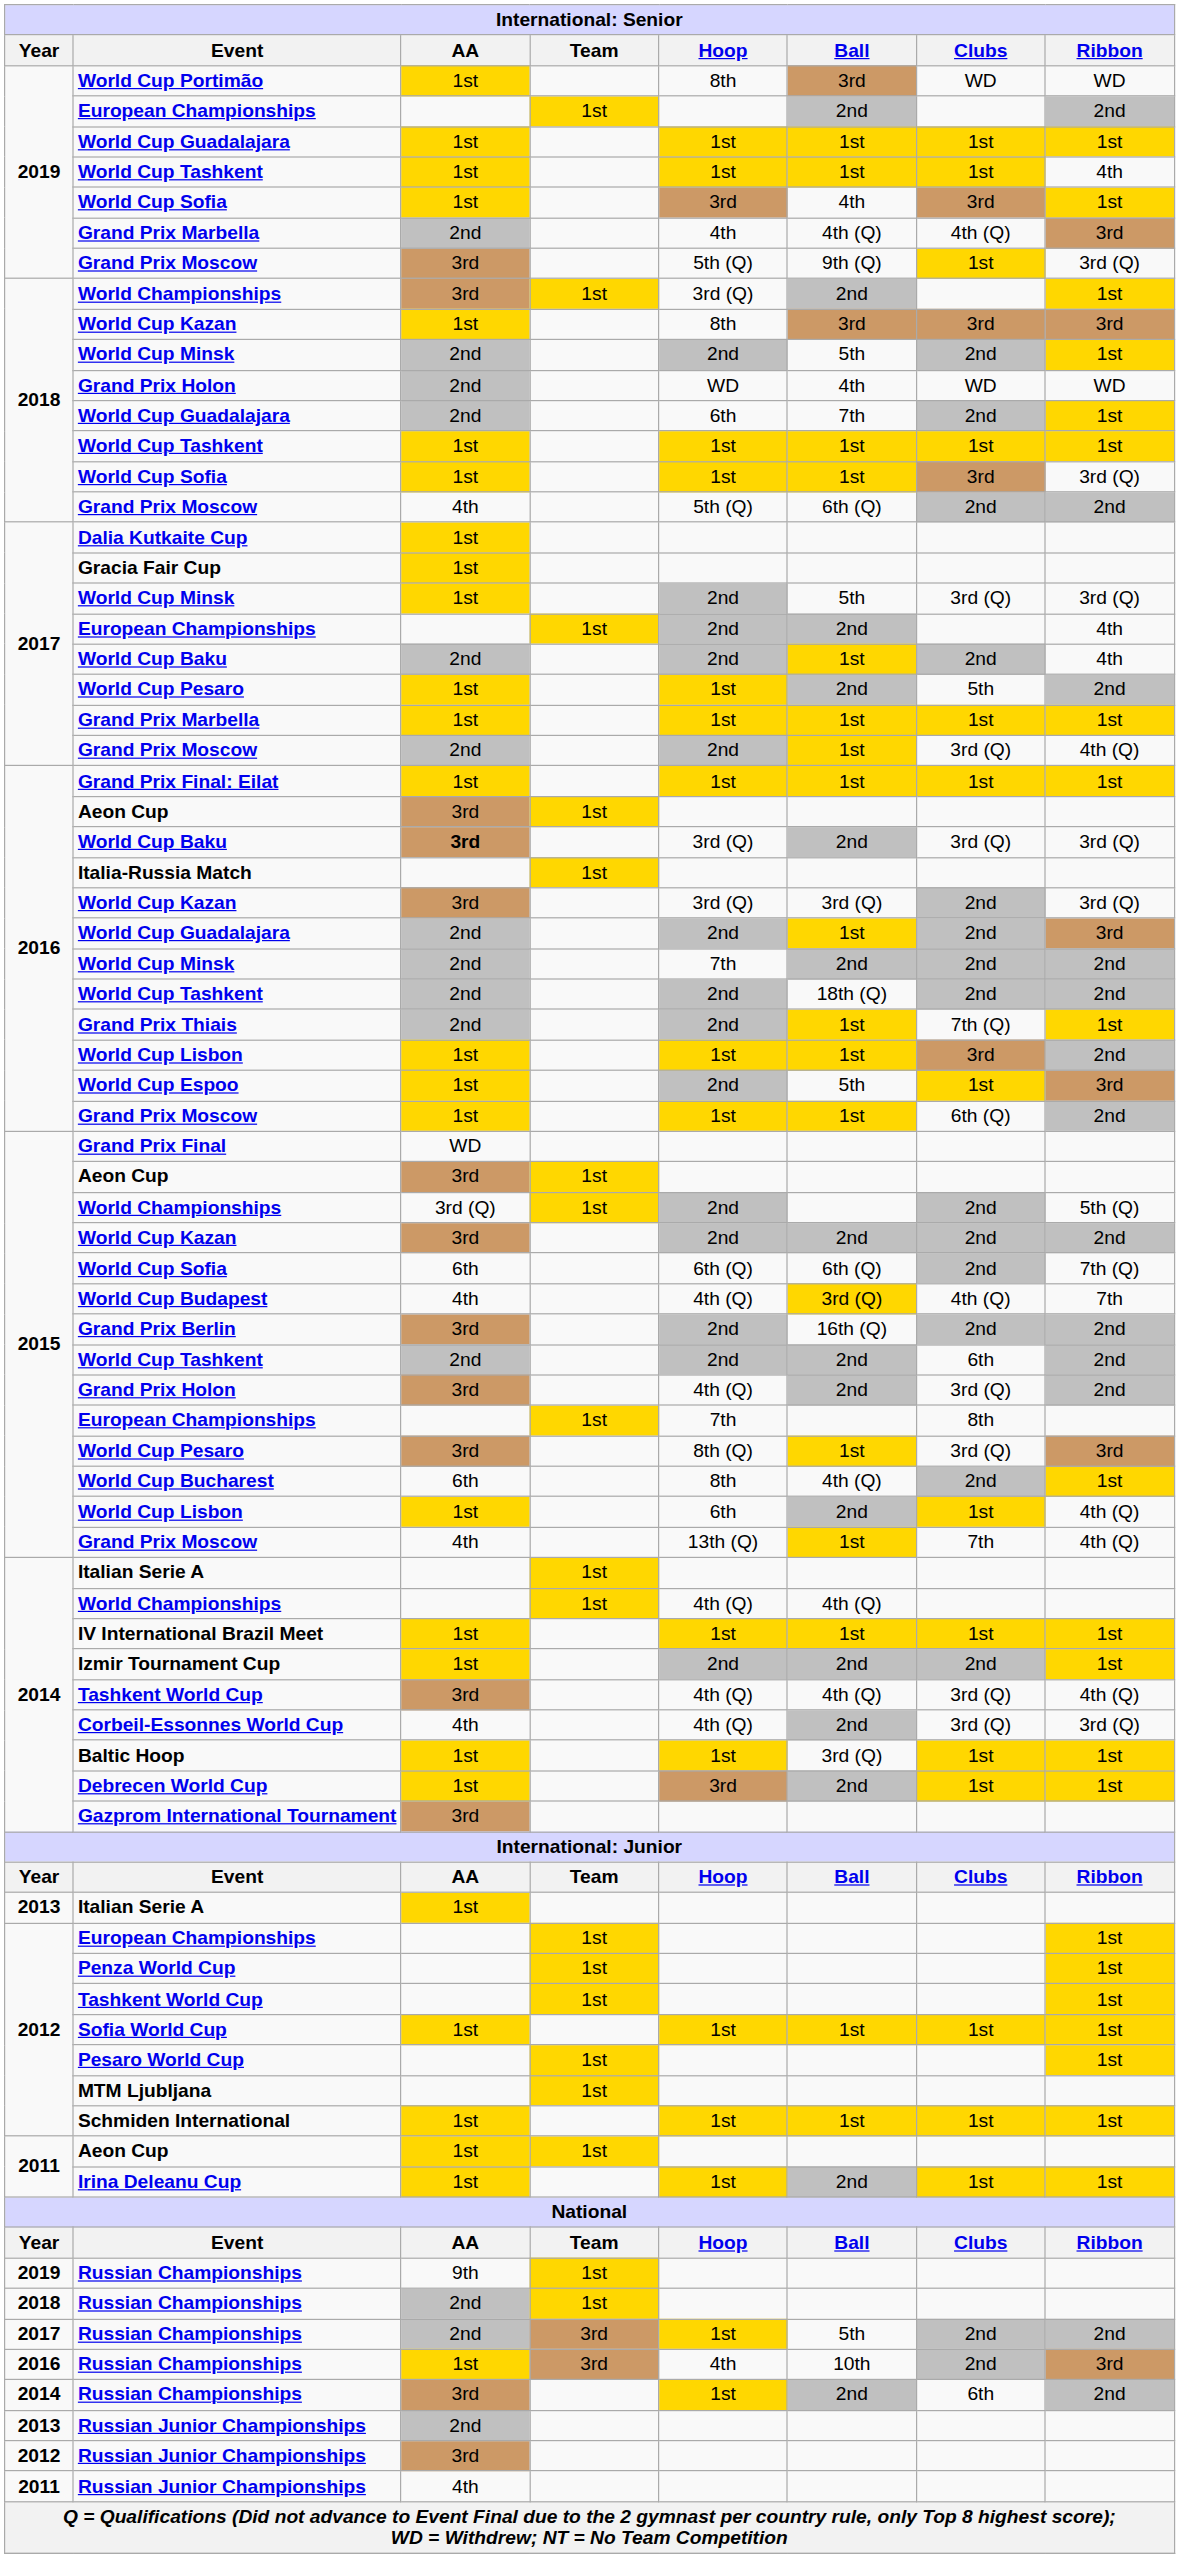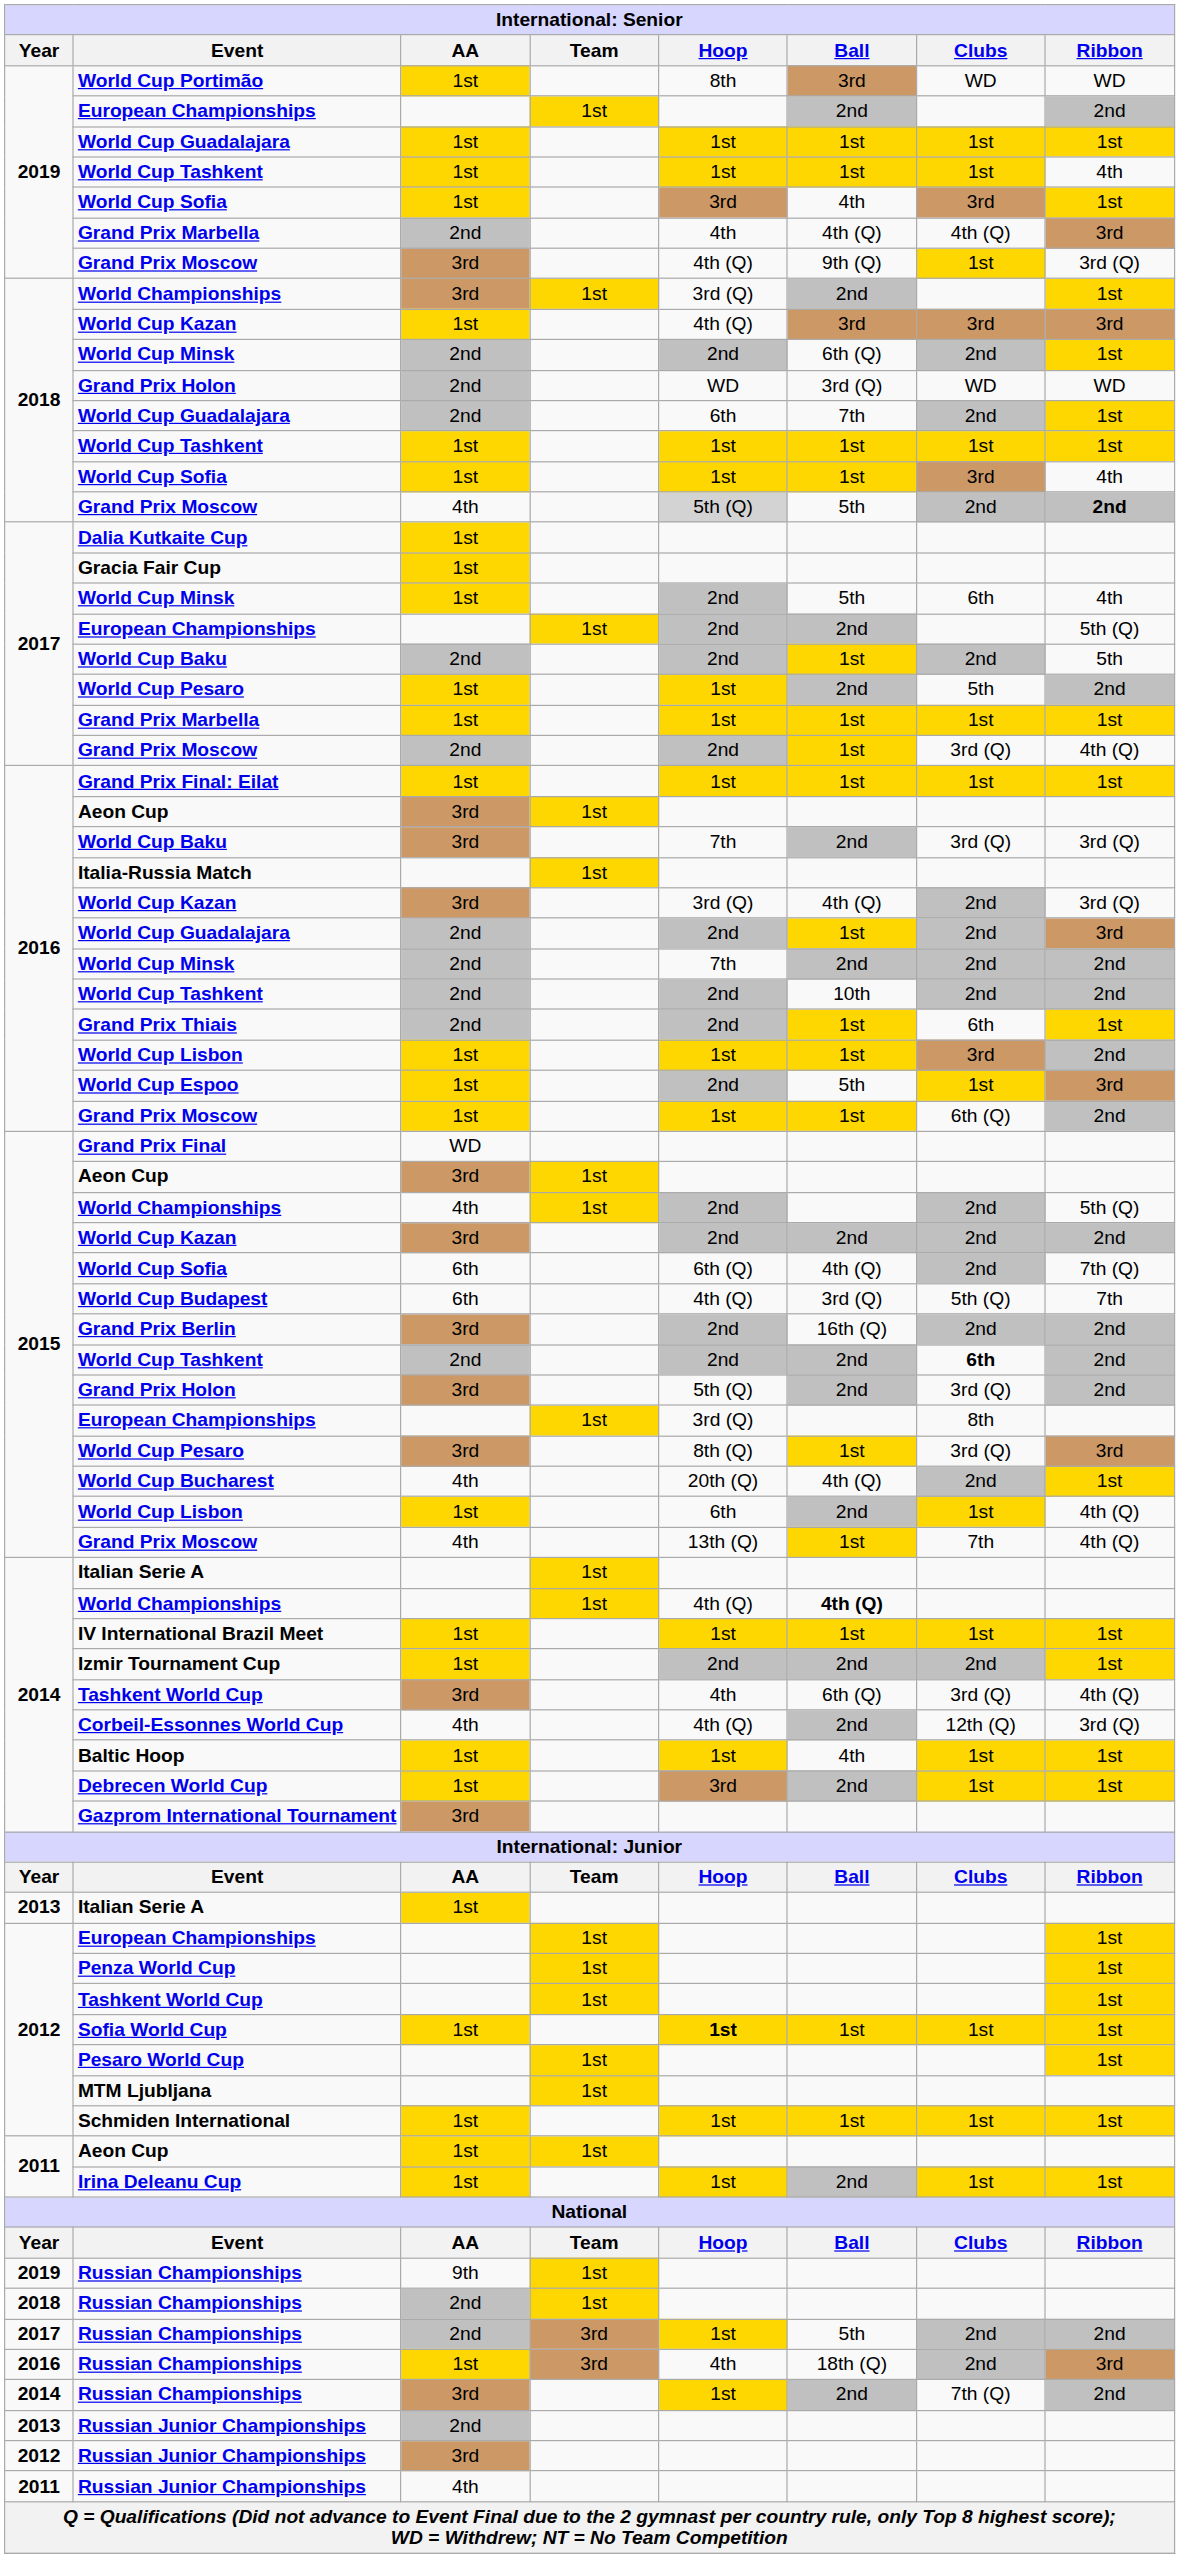(723, 263) 5th (Q) -> (723, 263) 4th (Q)
(723, 324) 8th -> (723, 324) 4th (Q)
(852, 354) 5th -> (852, 354) 6th (Q)
(852, 385) 4th -> (852, 385) 3rd (Q)
(1110, 476) 3rd (Q) -> (1110, 476) 4th
(723, 506) no background -> (723, 506) lightgrey background
(852, 506) 6th (Q) -> (852, 506) 5th
(1110, 506) normal -> (1110, 506) bold
(981, 598) 3rd (Q) -> (981, 598) 6th
(1110, 598) 3rd (Q) -> (1110, 598) 4th
(1110, 628) 4th -> (1110, 628) 5th (Q)
(1110, 659) 4th -> (1110, 659) 5th
(465, 841) bold -> (465, 841) normal
(723, 841) 3rd (Q) -> (723, 841) 7th
(852, 902) 3rd (Q) -> (852, 902) 4th (Q)
(852, 994) 18th (Q) -> (852, 994) 10th
(981, 1024) 7th (Q) -> (981, 1024) 6th
(465, 1207) 3rd (Q) -> (465, 1207) 4th
(852, 1268) 6th (Q) -> (852, 1268) 4th (Q)
(465, 1298) 4th -> (465, 1298) 6th
(852, 1298) gold background -> (852, 1298) no background
(981, 1298) 4th (Q) -> (981, 1298) 5th (Q)
(981, 1359) normal -> (981, 1359) bold
(723, 1389) 4th (Q) -> (723, 1389) 5th (Q)
(723, 1420) 7th -> (723, 1420) 3rd (Q)
(465, 1481) 6th -> (465, 1481) 4th
(723, 1481) 8th -> (723, 1481) 20th (Q)
(852, 1603) normal -> (852, 1603) bold
(723, 1694) 4th (Q) -> (723, 1694) 4th
(852, 1694) 4th (Q) -> (852, 1694) 6th (Q)
(981, 1724) 3rd (Q) -> (981, 1724) 12th (Q)
(852, 1755) 3rd (Q) -> (852, 1755) 4th
(723, 2029) normal -> (723, 2029) bold
(852, 2364) 10th -> (852, 2364) 18th (Q)
(981, 2394) 6th -> (981, 2394) 7th (Q)
